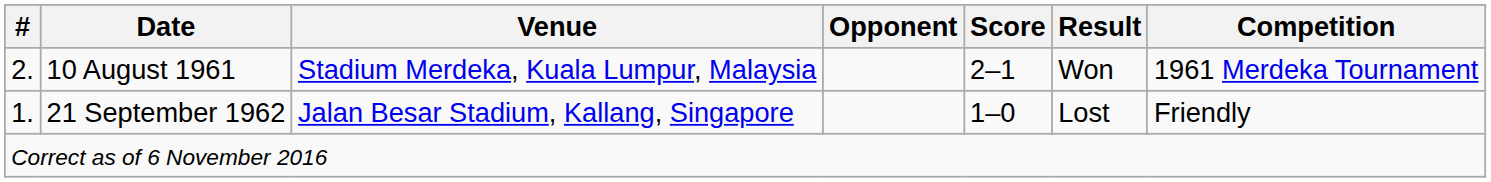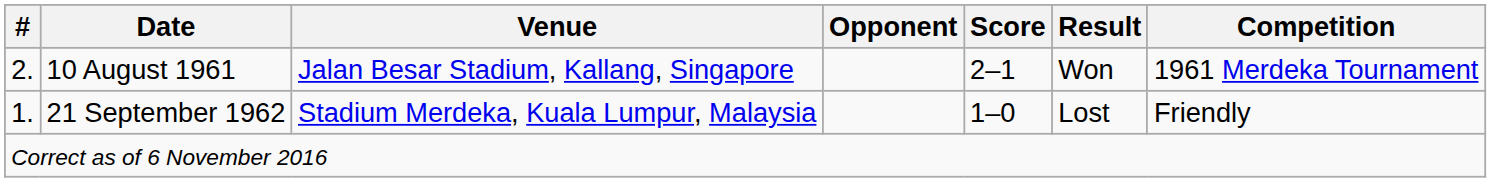(557, 70) Stadium Merdeka, Kuala Lumpur, Malaysia -> (546, 70) Jalan Besar Stadium, Kallang, Singapore
(546, 113) Jalan Besar Stadium, Kallang, Singapore -> (557, 113) Stadium Merdeka, Kuala Lumpur, Malaysia
